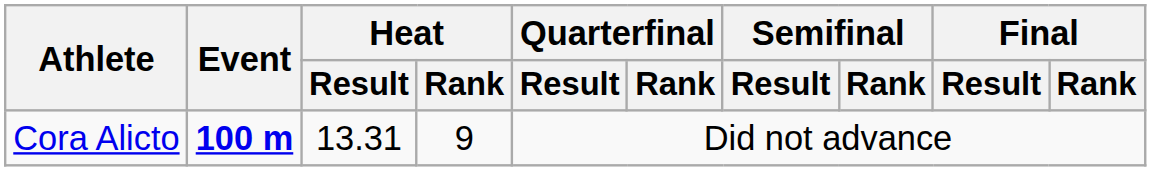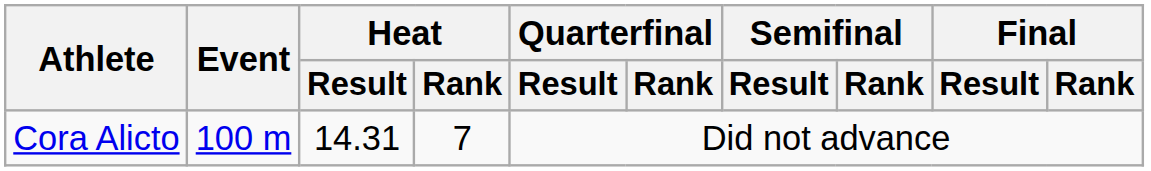(244, 138) bold -> (244, 138) normal
(359, 138) 13.31 -> (357, 138) 14.31
(464, 138) 9 -> (462, 138) 7
